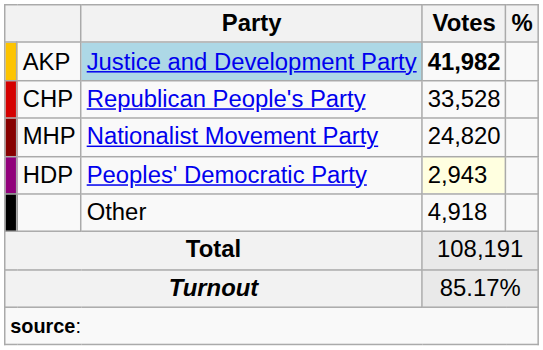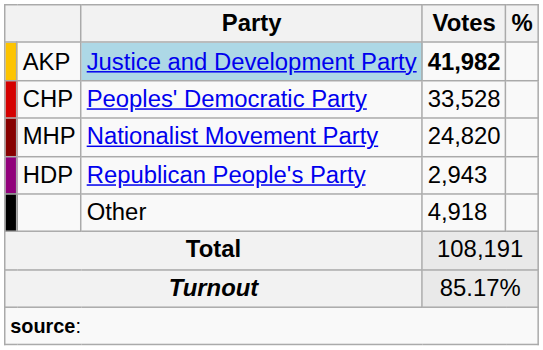(226, 99) Republican People's Party -> (227, 99) Peoples' Democratic Party
(227, 174) Peoples' Democratic Party -> (226, 174) Republican People's Party
(457, 174) lightyellow background -> (457, 174) no background
